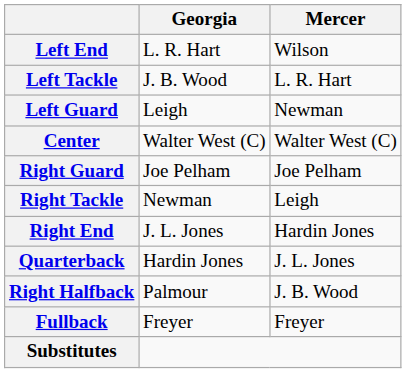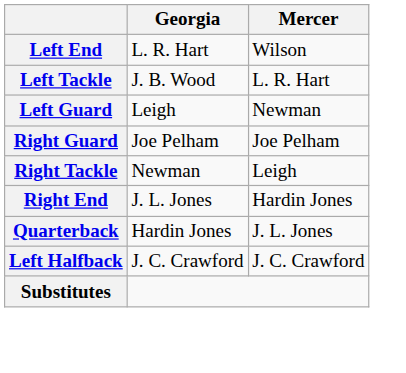- row: (72, 140)
+ row: (66, 261)
- row: (72, 291)
- row: (72, 321)
